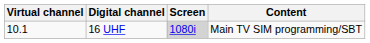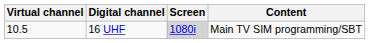(17, 30) 10.1 -> (17, 30) 10.5
